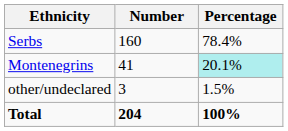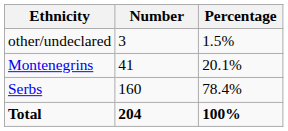rows swapped: (25, 41) <-> (60, 89)
(222, 65) paleturquoise background -> (222, 65) no background
